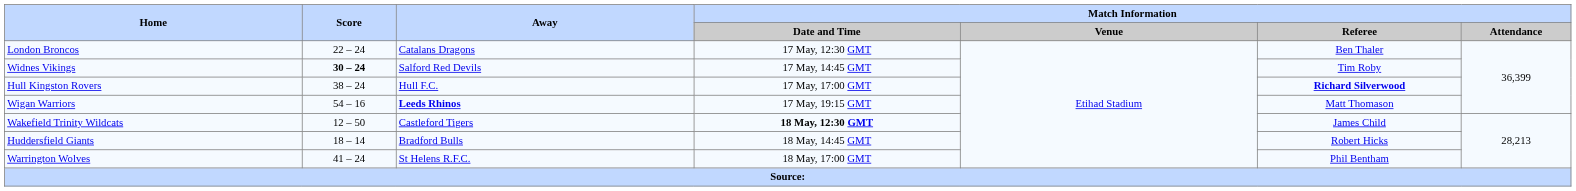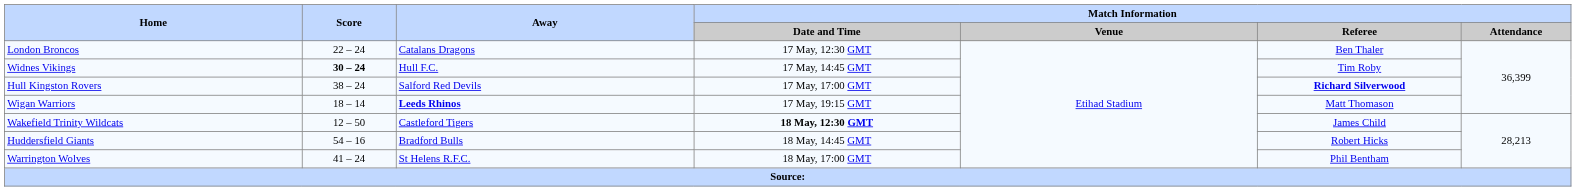(440, 68) Salford Red Devils -> (419, 68) Hull F.C.
(419, 86) Hull F.C. -> (440, 86) Salford Red Devils
(349, 104) 54 – 16 -> (349, 104) 18 – 14
(349, 140) 18 – 14 -> (349, 140) 54 – 16
